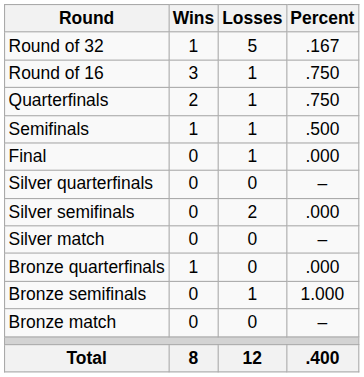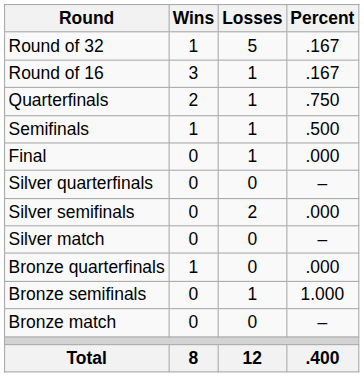(322, 73) .750 -> (322, 73) .167
